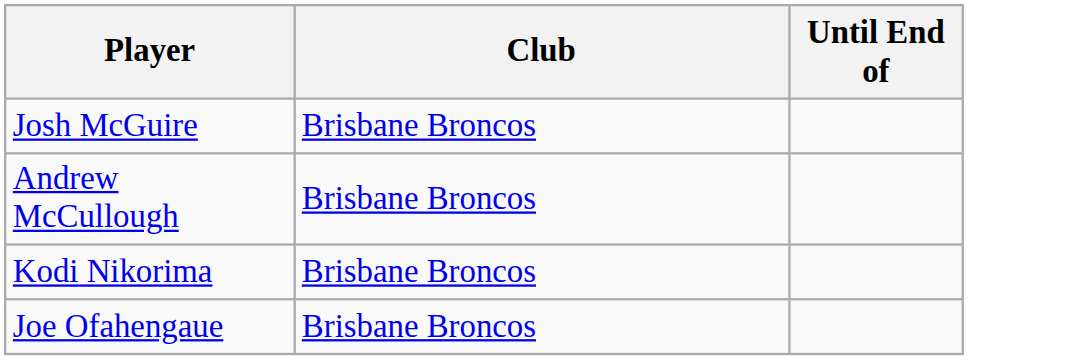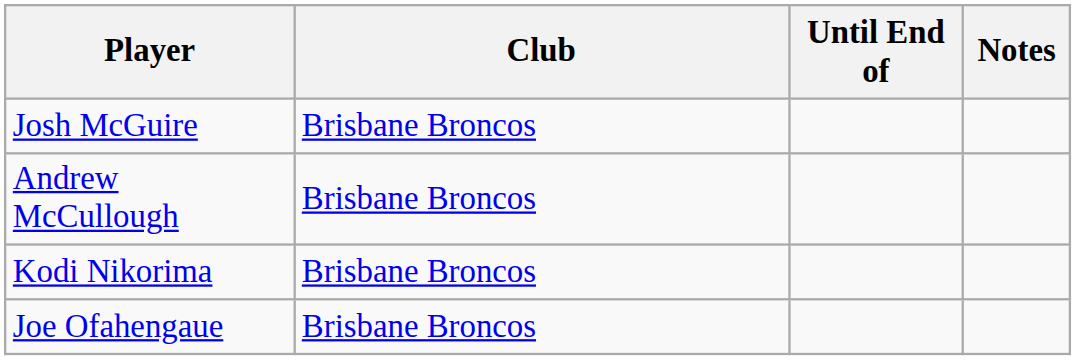+ column: (1017, 51)
